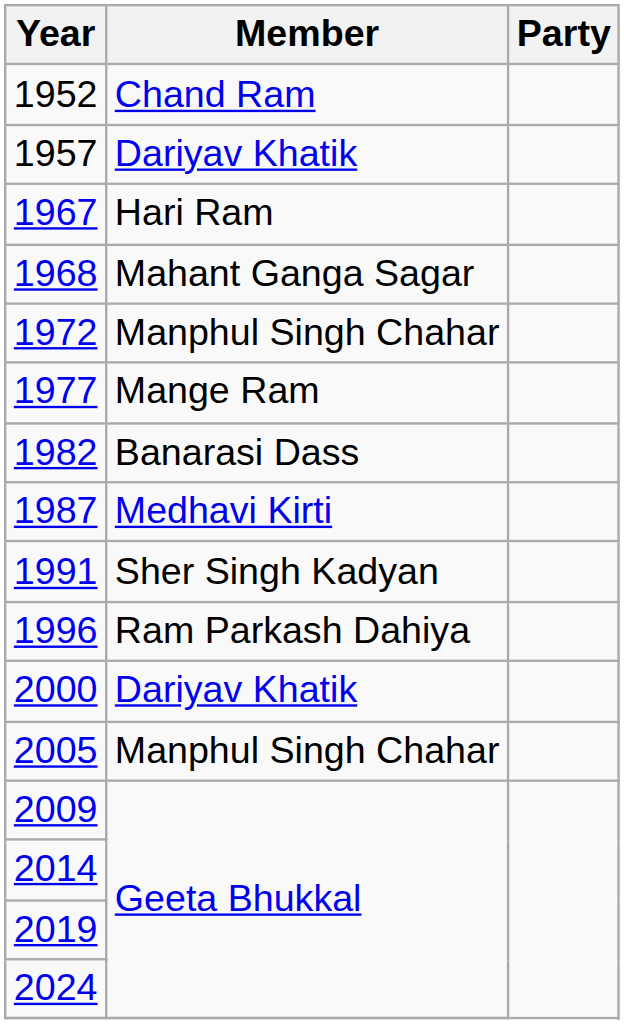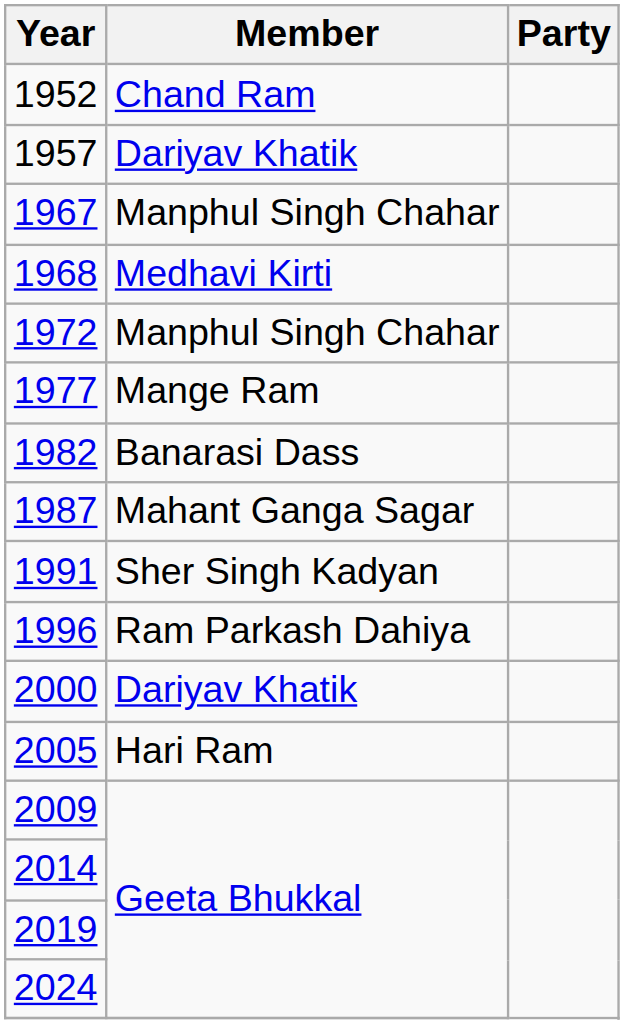(194, 213) Hari Ram -> (307, 213) Manphul Singh Chahar
(295, 272) Mahant Ganga Sagar -> (223, 272) Medhavi Kirti
(223, 511) Medhavi Kirti -> (295, 511) Mahant Ganga Sagar
(307, 749) Manphul Singh Chahar -> (194, 749) Hari Ram
